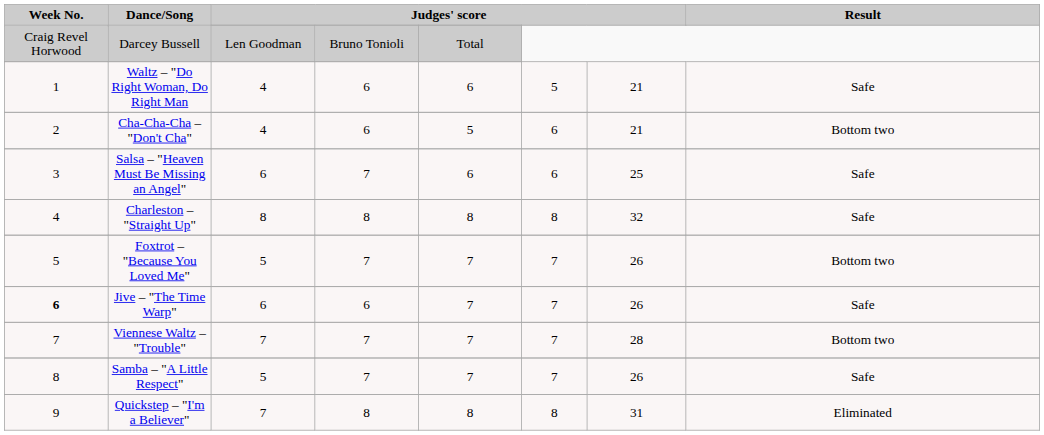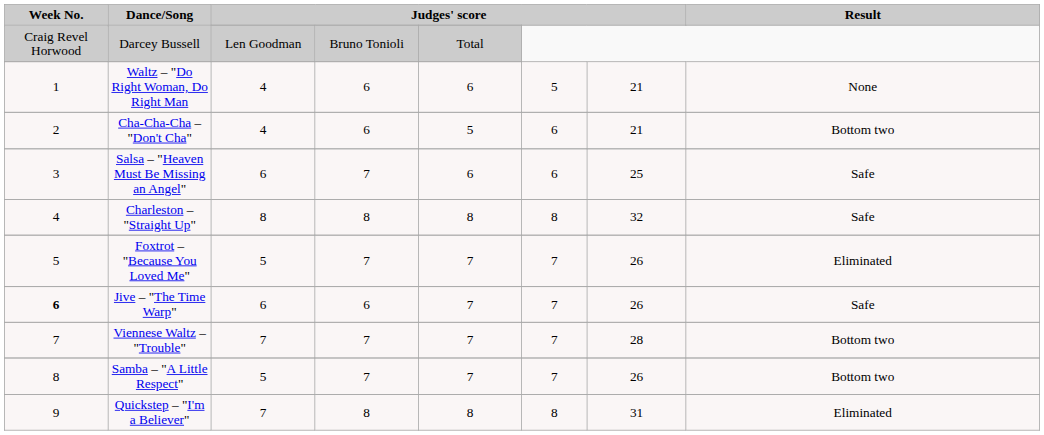(863, 87) Safe -> (863, 87) None
(863, 260) Bottom two -> (863, 260) Eliminated
(863, 376) Safe -> (863, 376) Bottom two
